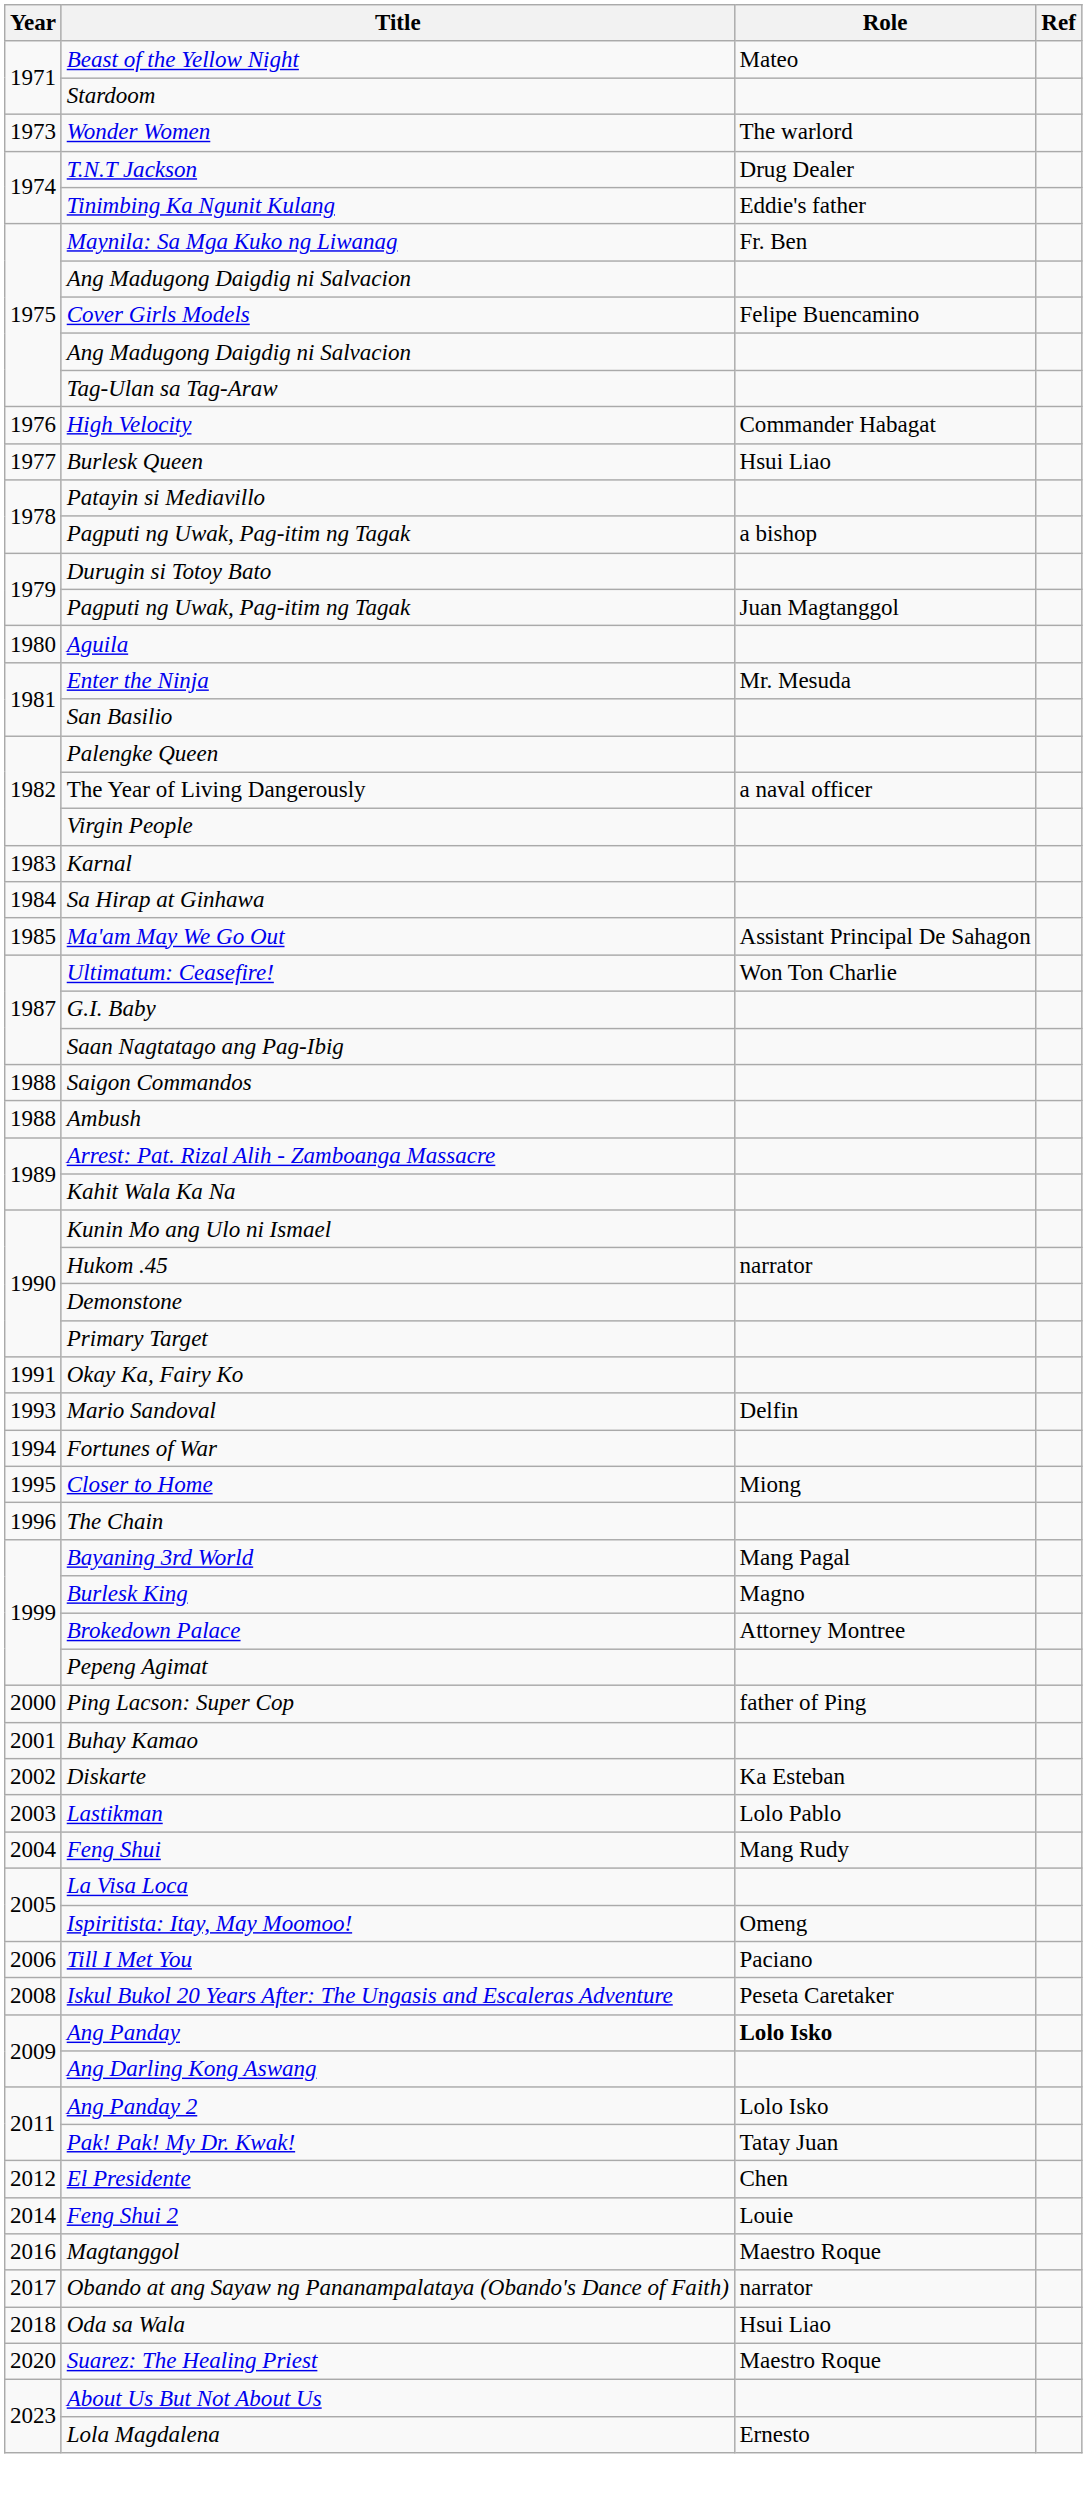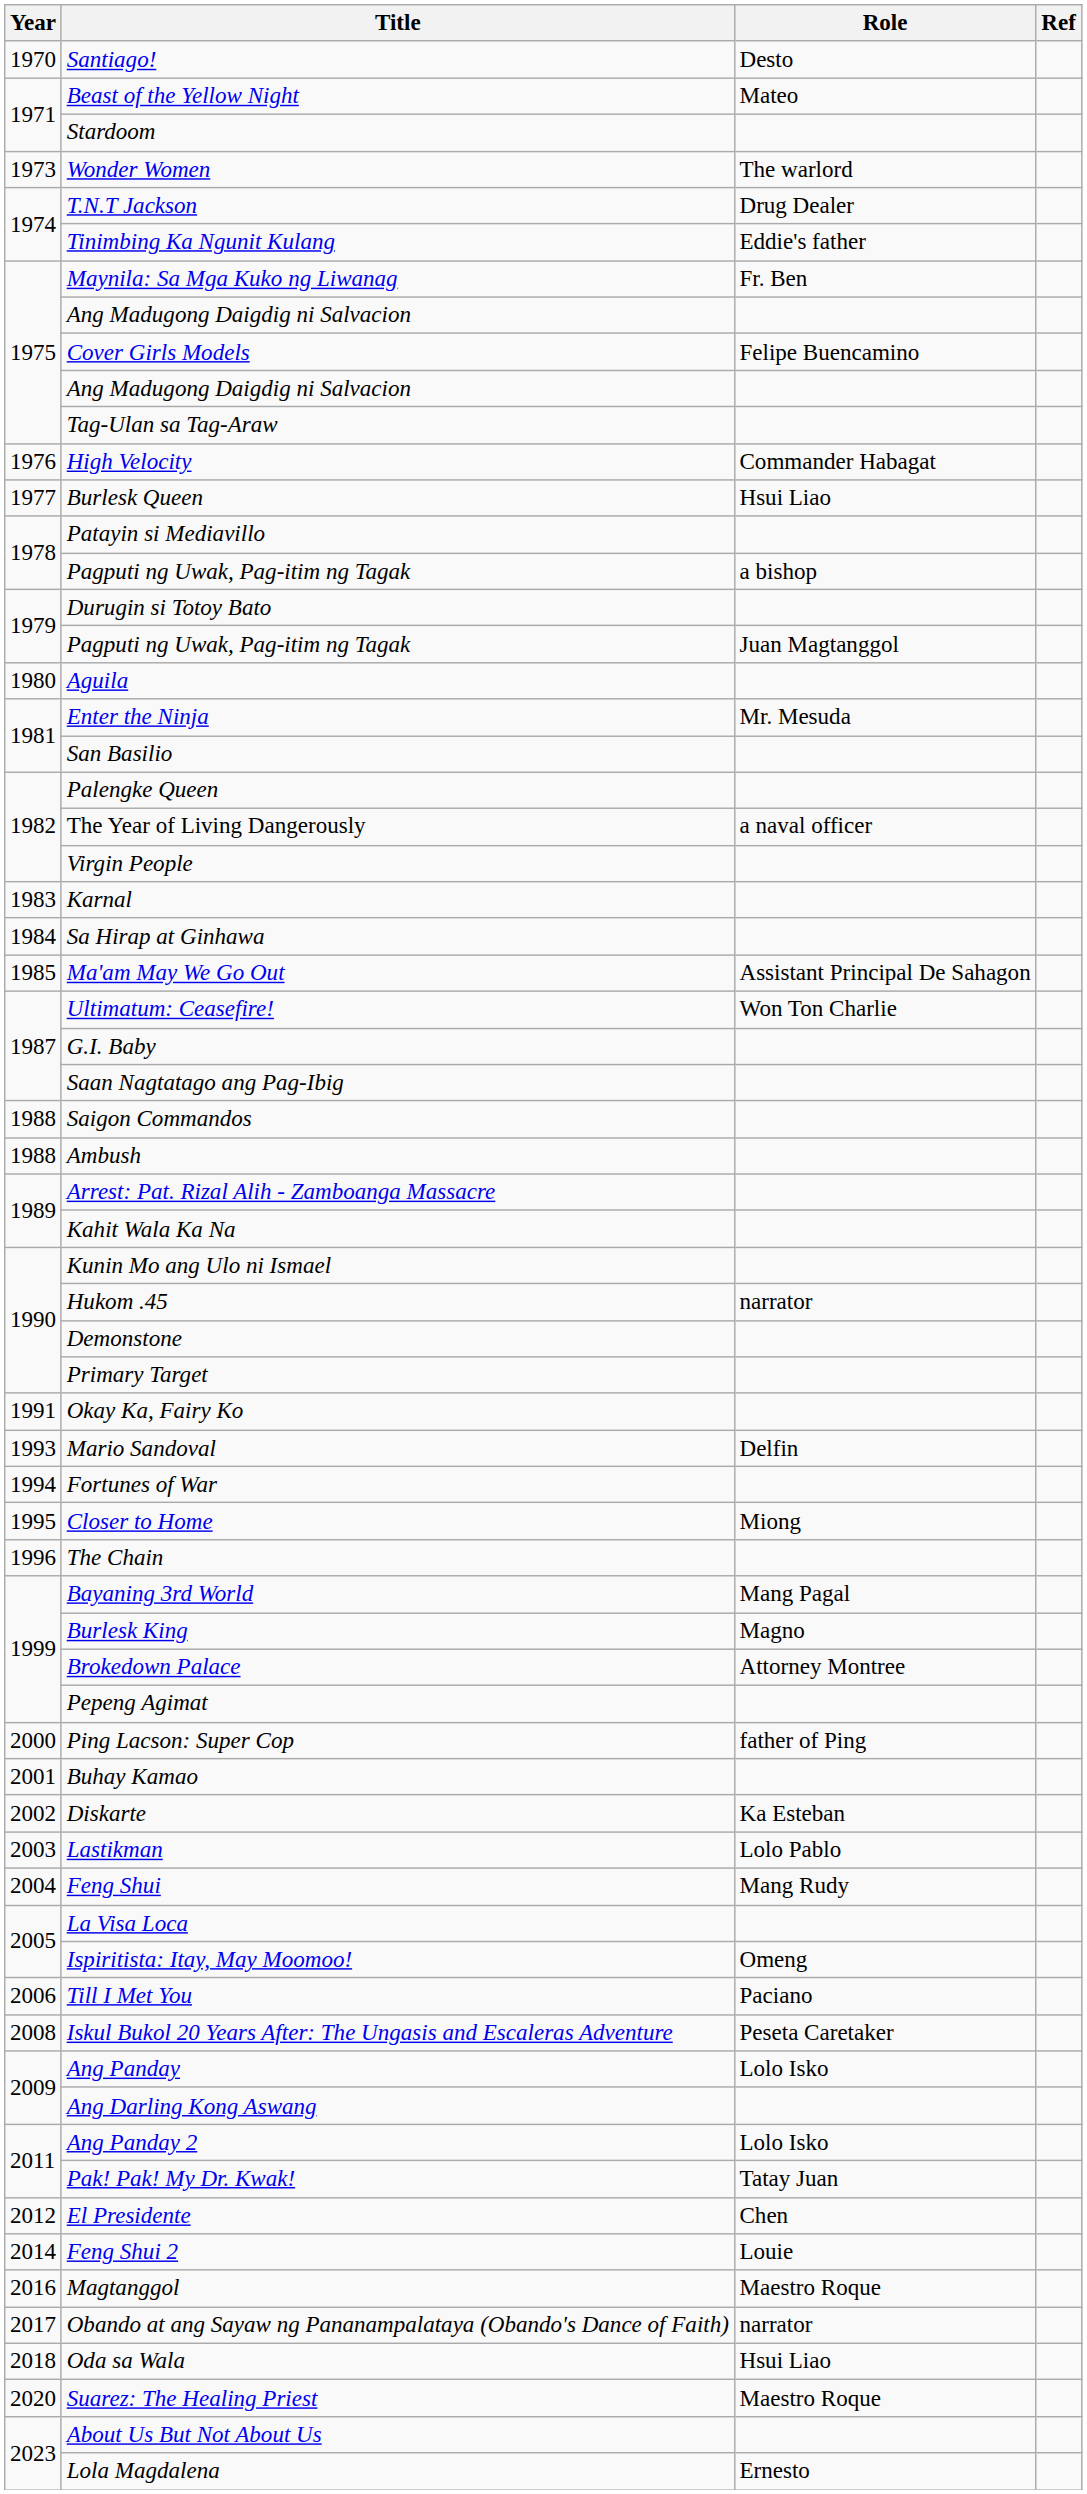+ row: (33, 59)
(786, 2032) bold -> (784, 2069) normal
